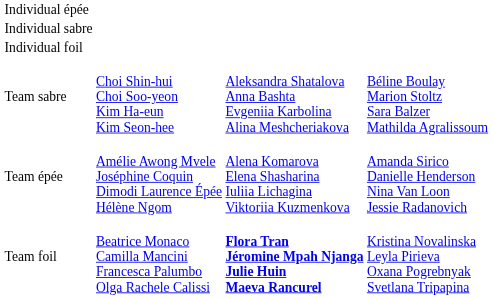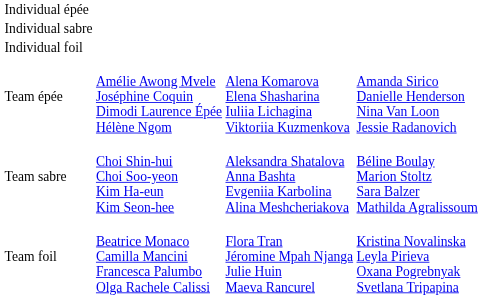rows swapped: (34, 176) <-> (36, 96)
(294, 264) bold -> (289, 264) normal
